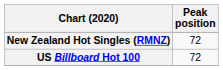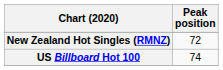(195, 57) 72 -> (195, 57) 74
